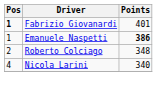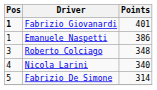(143, 38) bold -> (143, 38) normal
(9, 51) 2 -> (9, 51) 3
+ row: (69, 78)
